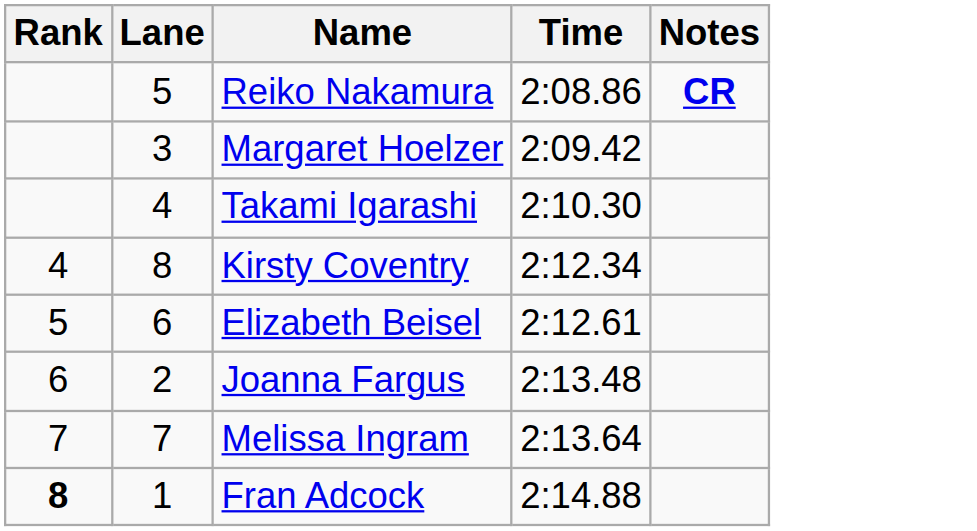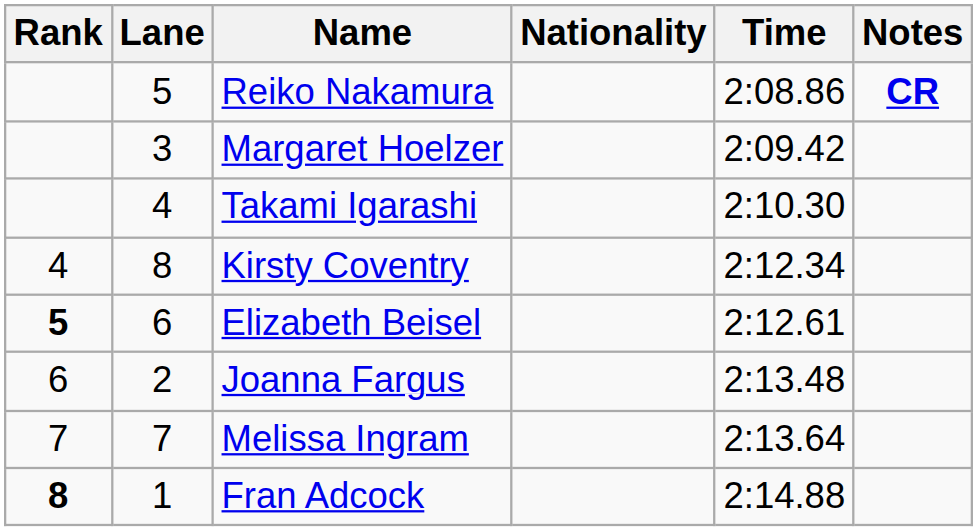+ column: (613, 33)
(58, 322) normal -> (58, 322) bold
